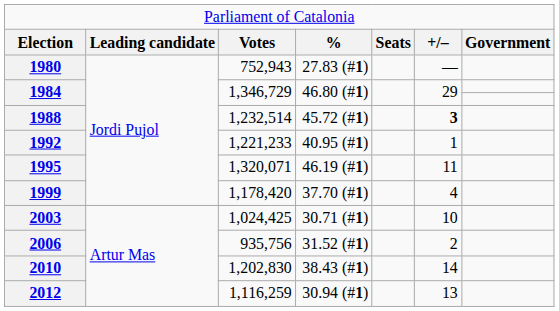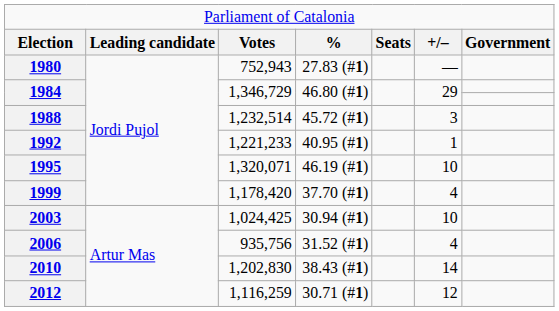(454, 117) bold -> (454, 117) normal
(450, 167) 11 -> (450, 167) 10
(335, 218) 30.71 (#1) -> (335, 218) 30.94 (#1)
(454, 243) 2 -> (454, 243) 4
(335, 293) 30.94 (#1) -> (335, 293) 30.71 (#1)
(450, 293) 13 -> (450, 293) 12
